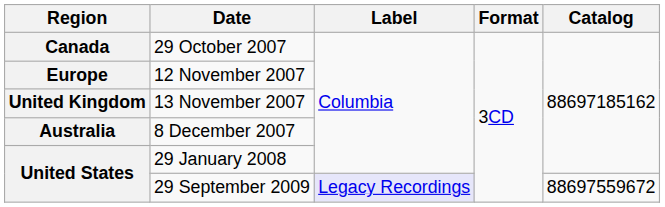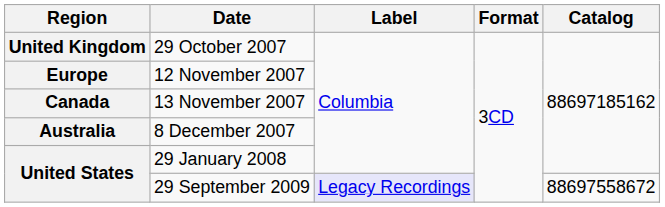(77, 46) Canada -> (77, 46) United Kingdom
(77, 103) United Kingdom -> (77, 103) Canada
(601, 187) 88697559672 -> (601, 187) 88697558672
